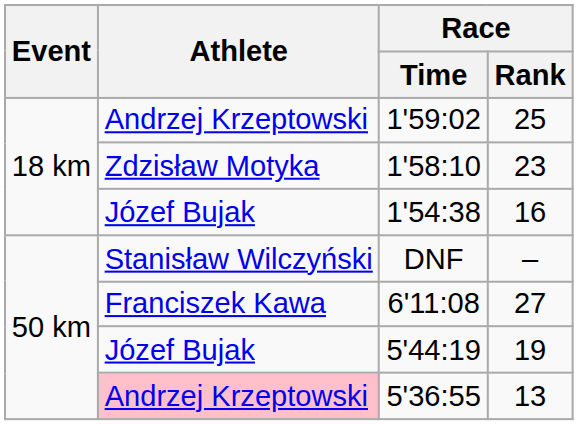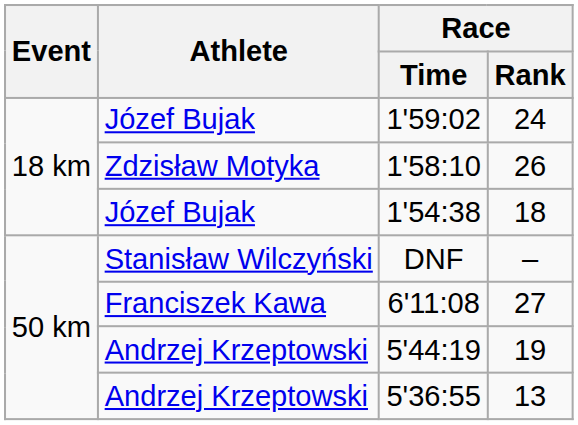(236, 120) Andrzej Krzeptowski -> (180, 120) Józef Bujak
(530, 120) 25 -> (530, 120) 24
(530, 166) 23 -> (530, 166) 26
(530, 212) 16 -> (530, 212) 18
(180, 350) Józef Bujak -> (236, 350) Andrzej Krzeptowski
(236, 396) pink background -> (236, 396) no background
